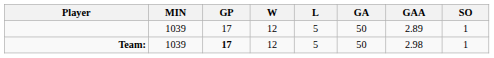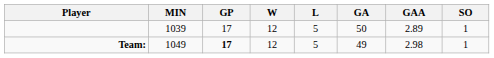(176, 45) 1039 -> (176, 45) 1049
(361, 45) 50 -> (361, 45) 49
